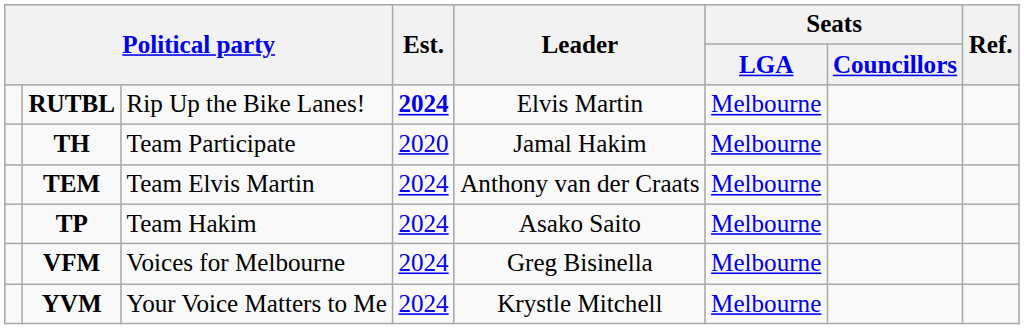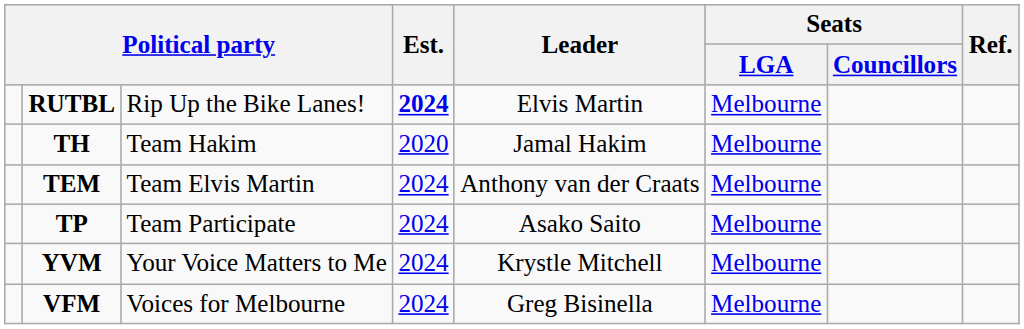(211, 143) Team Participate -> (192, 143) Team Hakim
(192, 223) Team Hakim -> (211, 223) Team Participate
rows swapped: (72, 263) <-> (72, 303)
